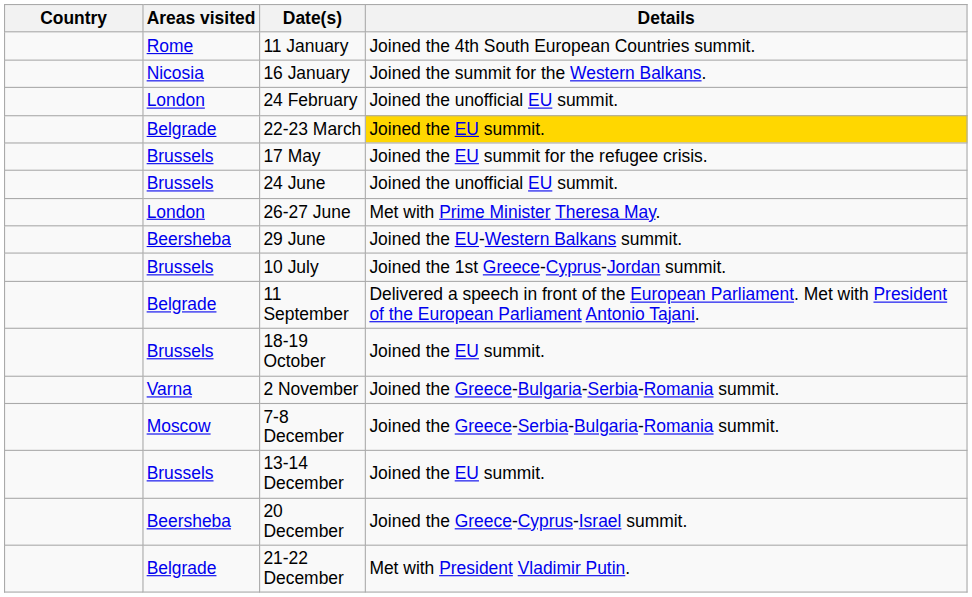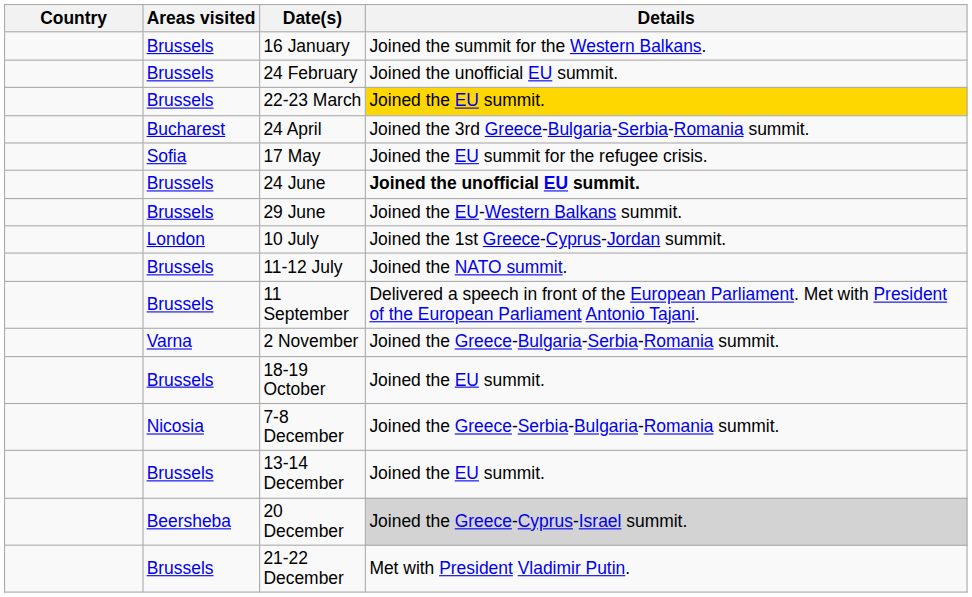- row: (306, 45)
(175, 73) Nicosia -> (180, 45) Brussels
(176, 101) London -> (180, 73) Brussels
(182, 128) Belgrade -> (180, 101) Brussels
+ row: (292, 128)
(180, 156) Brussels -> (167, 156) Sofia
(494, 184) normal -> (505, 184) bold
- row: (307, 211)
(189, 239) Beersheba -> (180, 211) Brussels
(180, 267) Brussels -> (176, 239) London
+ row: (303, 267)
(182, 304) Belgrade -> (180, 304) Brussels
rows swapped: (294, 352) <-> (311, 389)
(179, 426) Moscow -> (175, 426) Nicosia
(528, 521) no background -> (528, 521) lightgrey background
(182, 568) Belgrade -> (180, 568) Brussels
